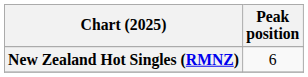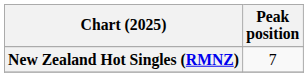(273, 59) 6 -> (273, 59) 7
